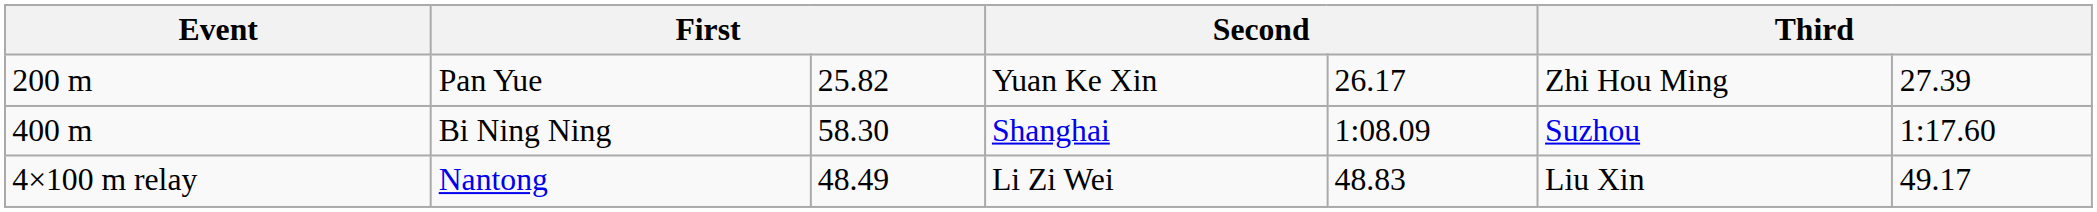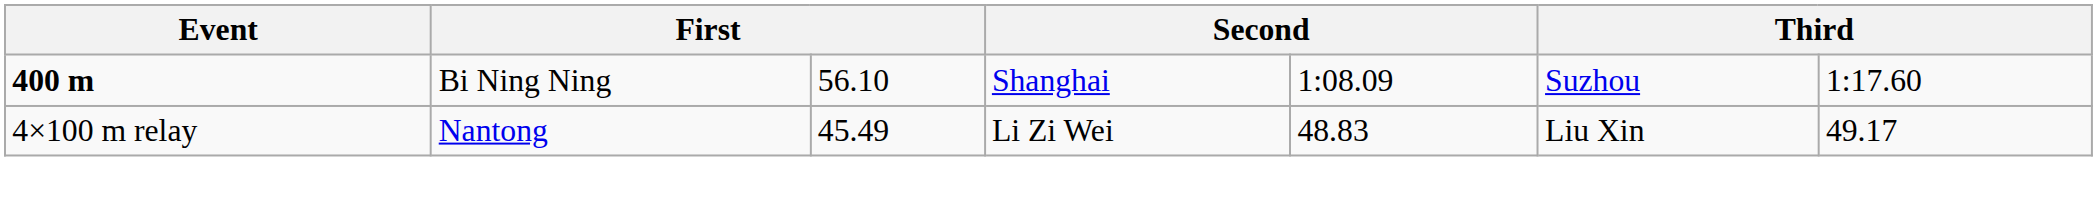- row: (491, 79)
(52, 130) normal -> (53, 79) bold
(854, 130) 58.30 -> (854, 79) 56.10
(854, 180) 48.49 -> (854, 130) 45.49
